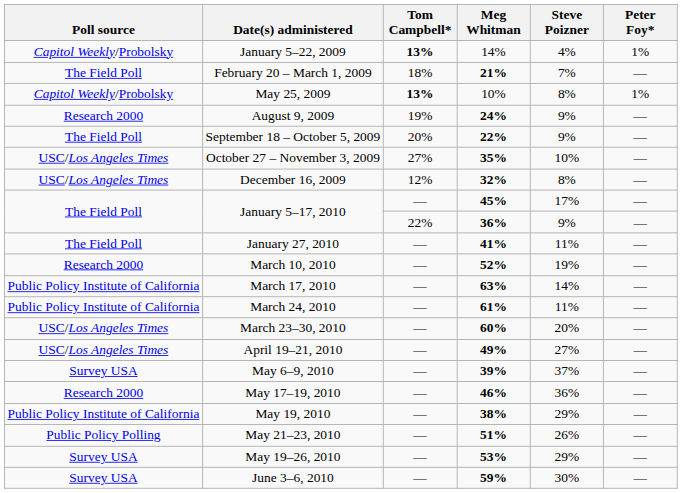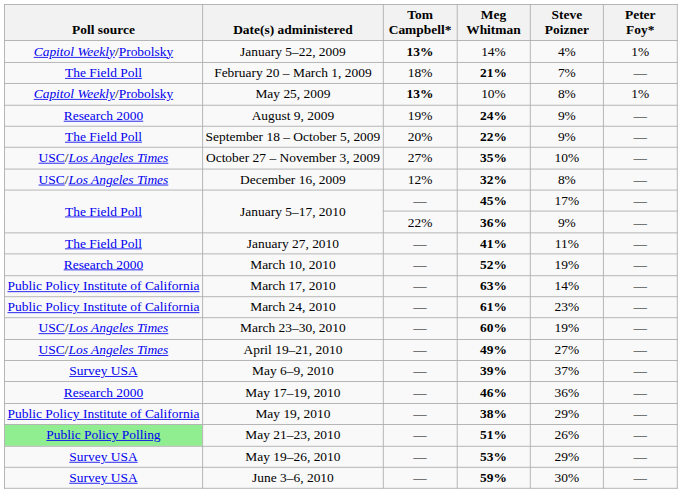(567, 307) 11% -> (567, 307) 23%
(567, 328) 20% -> (567, 328) 19%
(103, 435) no background -> (103, 435) lightgreen background
